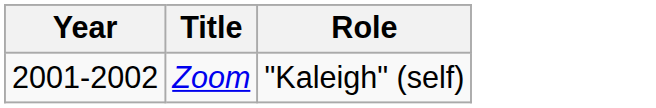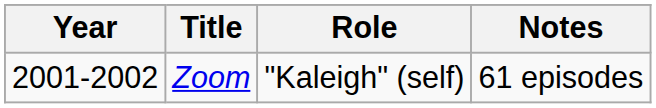+ column: (561, 28)
